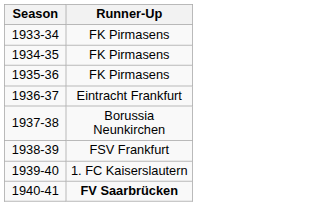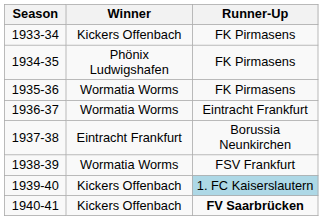+ column: (129, 14)
(129, 171) no background -> (255, 185) lightblue background
